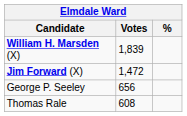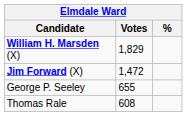(131, 50) 1,839 -> (131, 50) 1,829
(127, 87) 656 -> (127, 87) 655
